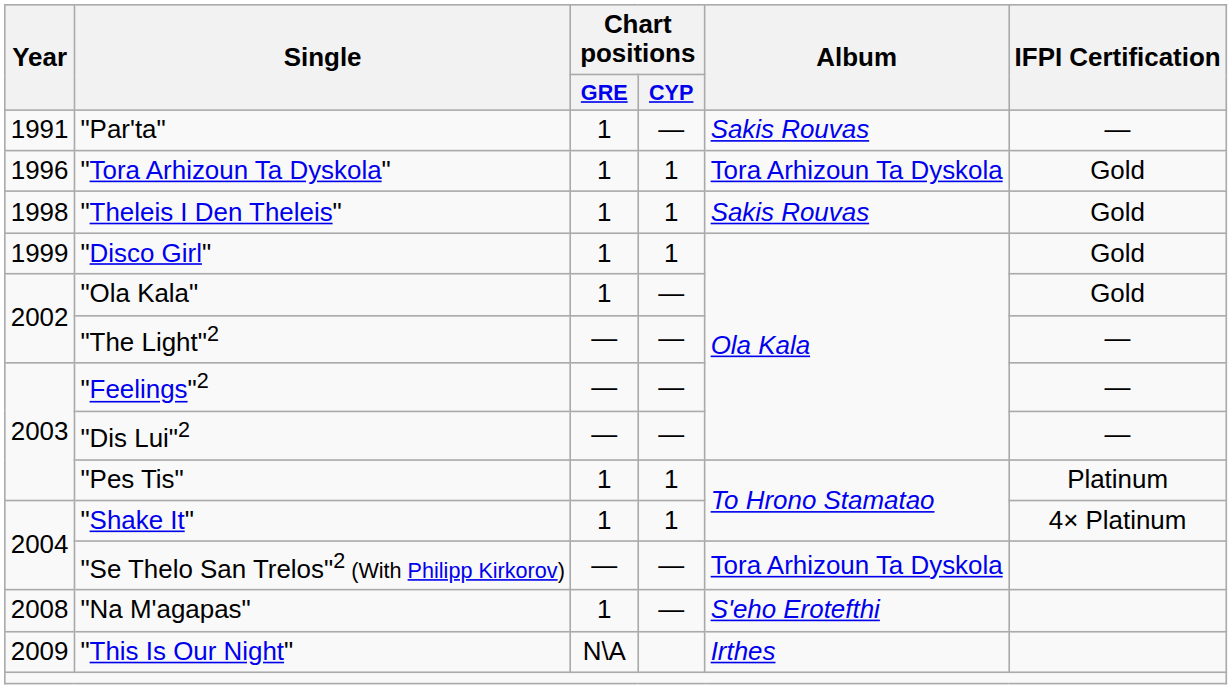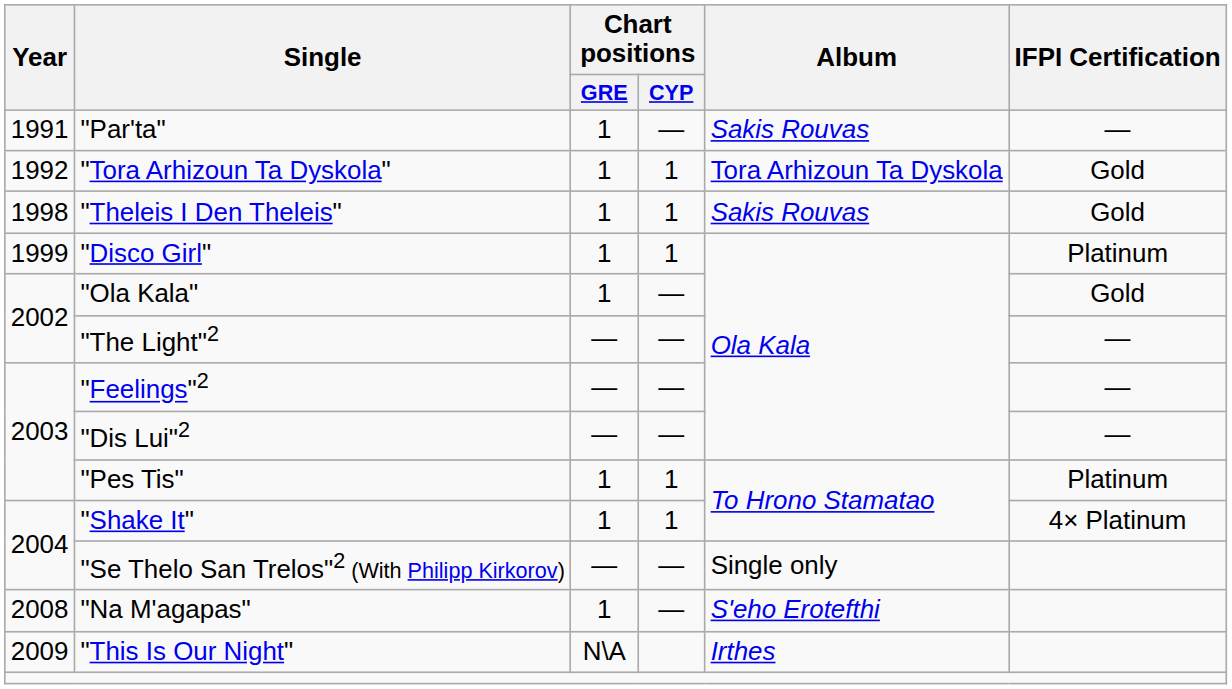(40, 170) 1996 -> (40, 170) 1992
(1118, 253) Gold -> (1118, 253) Platinum
(857, 565) Tora Arhizoun Ta Dyskola -> (774, 565) Single only
